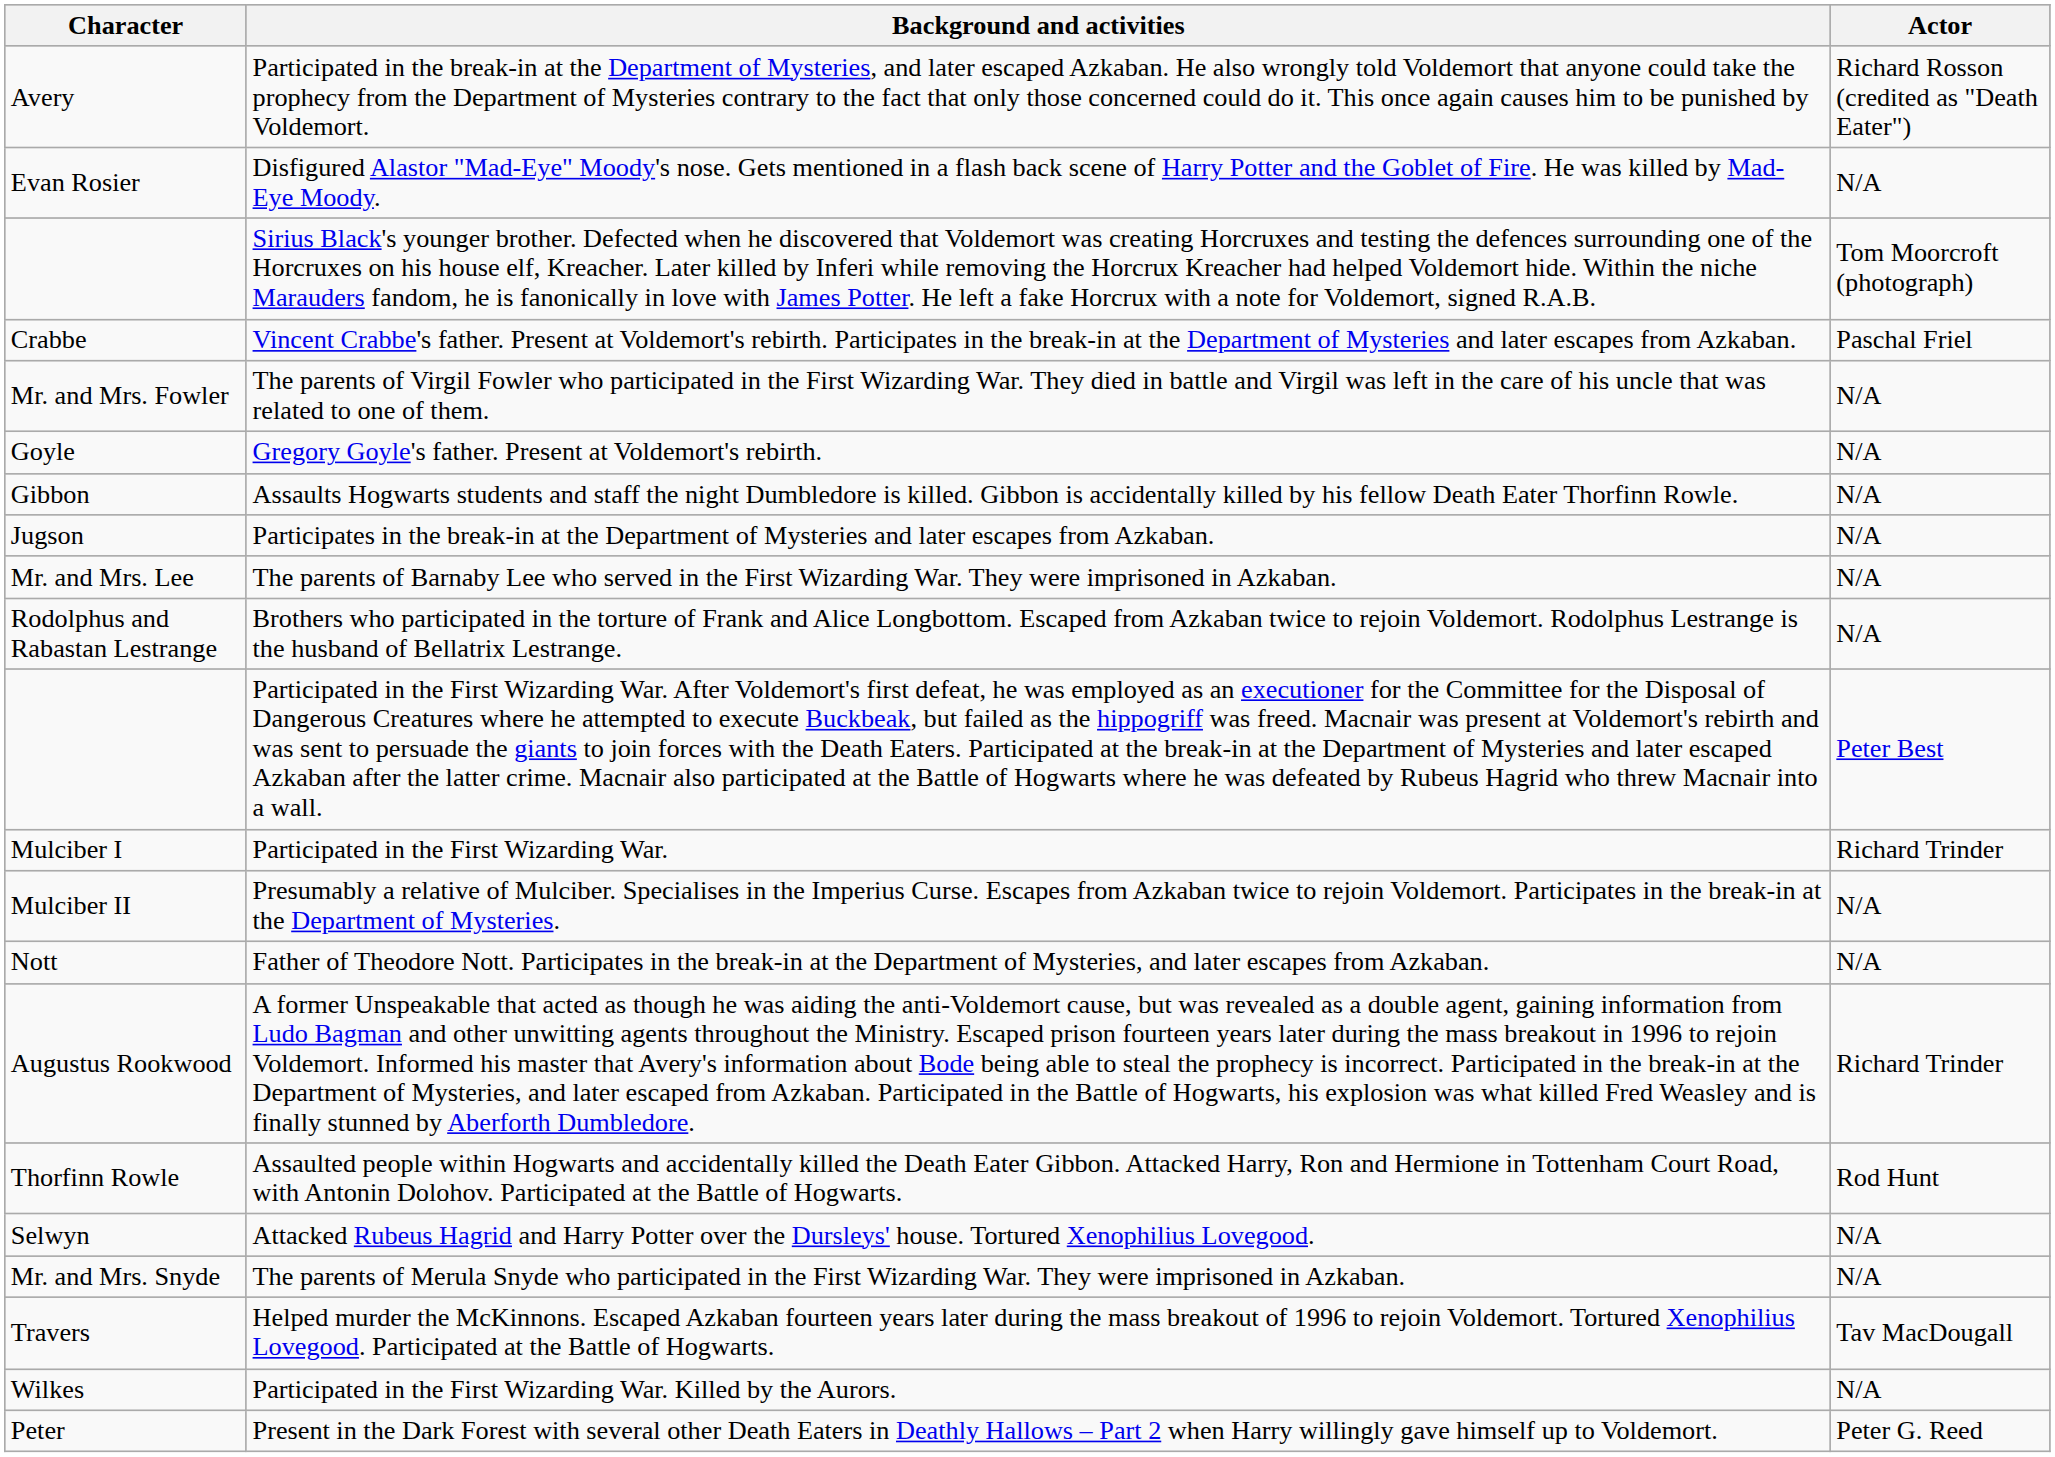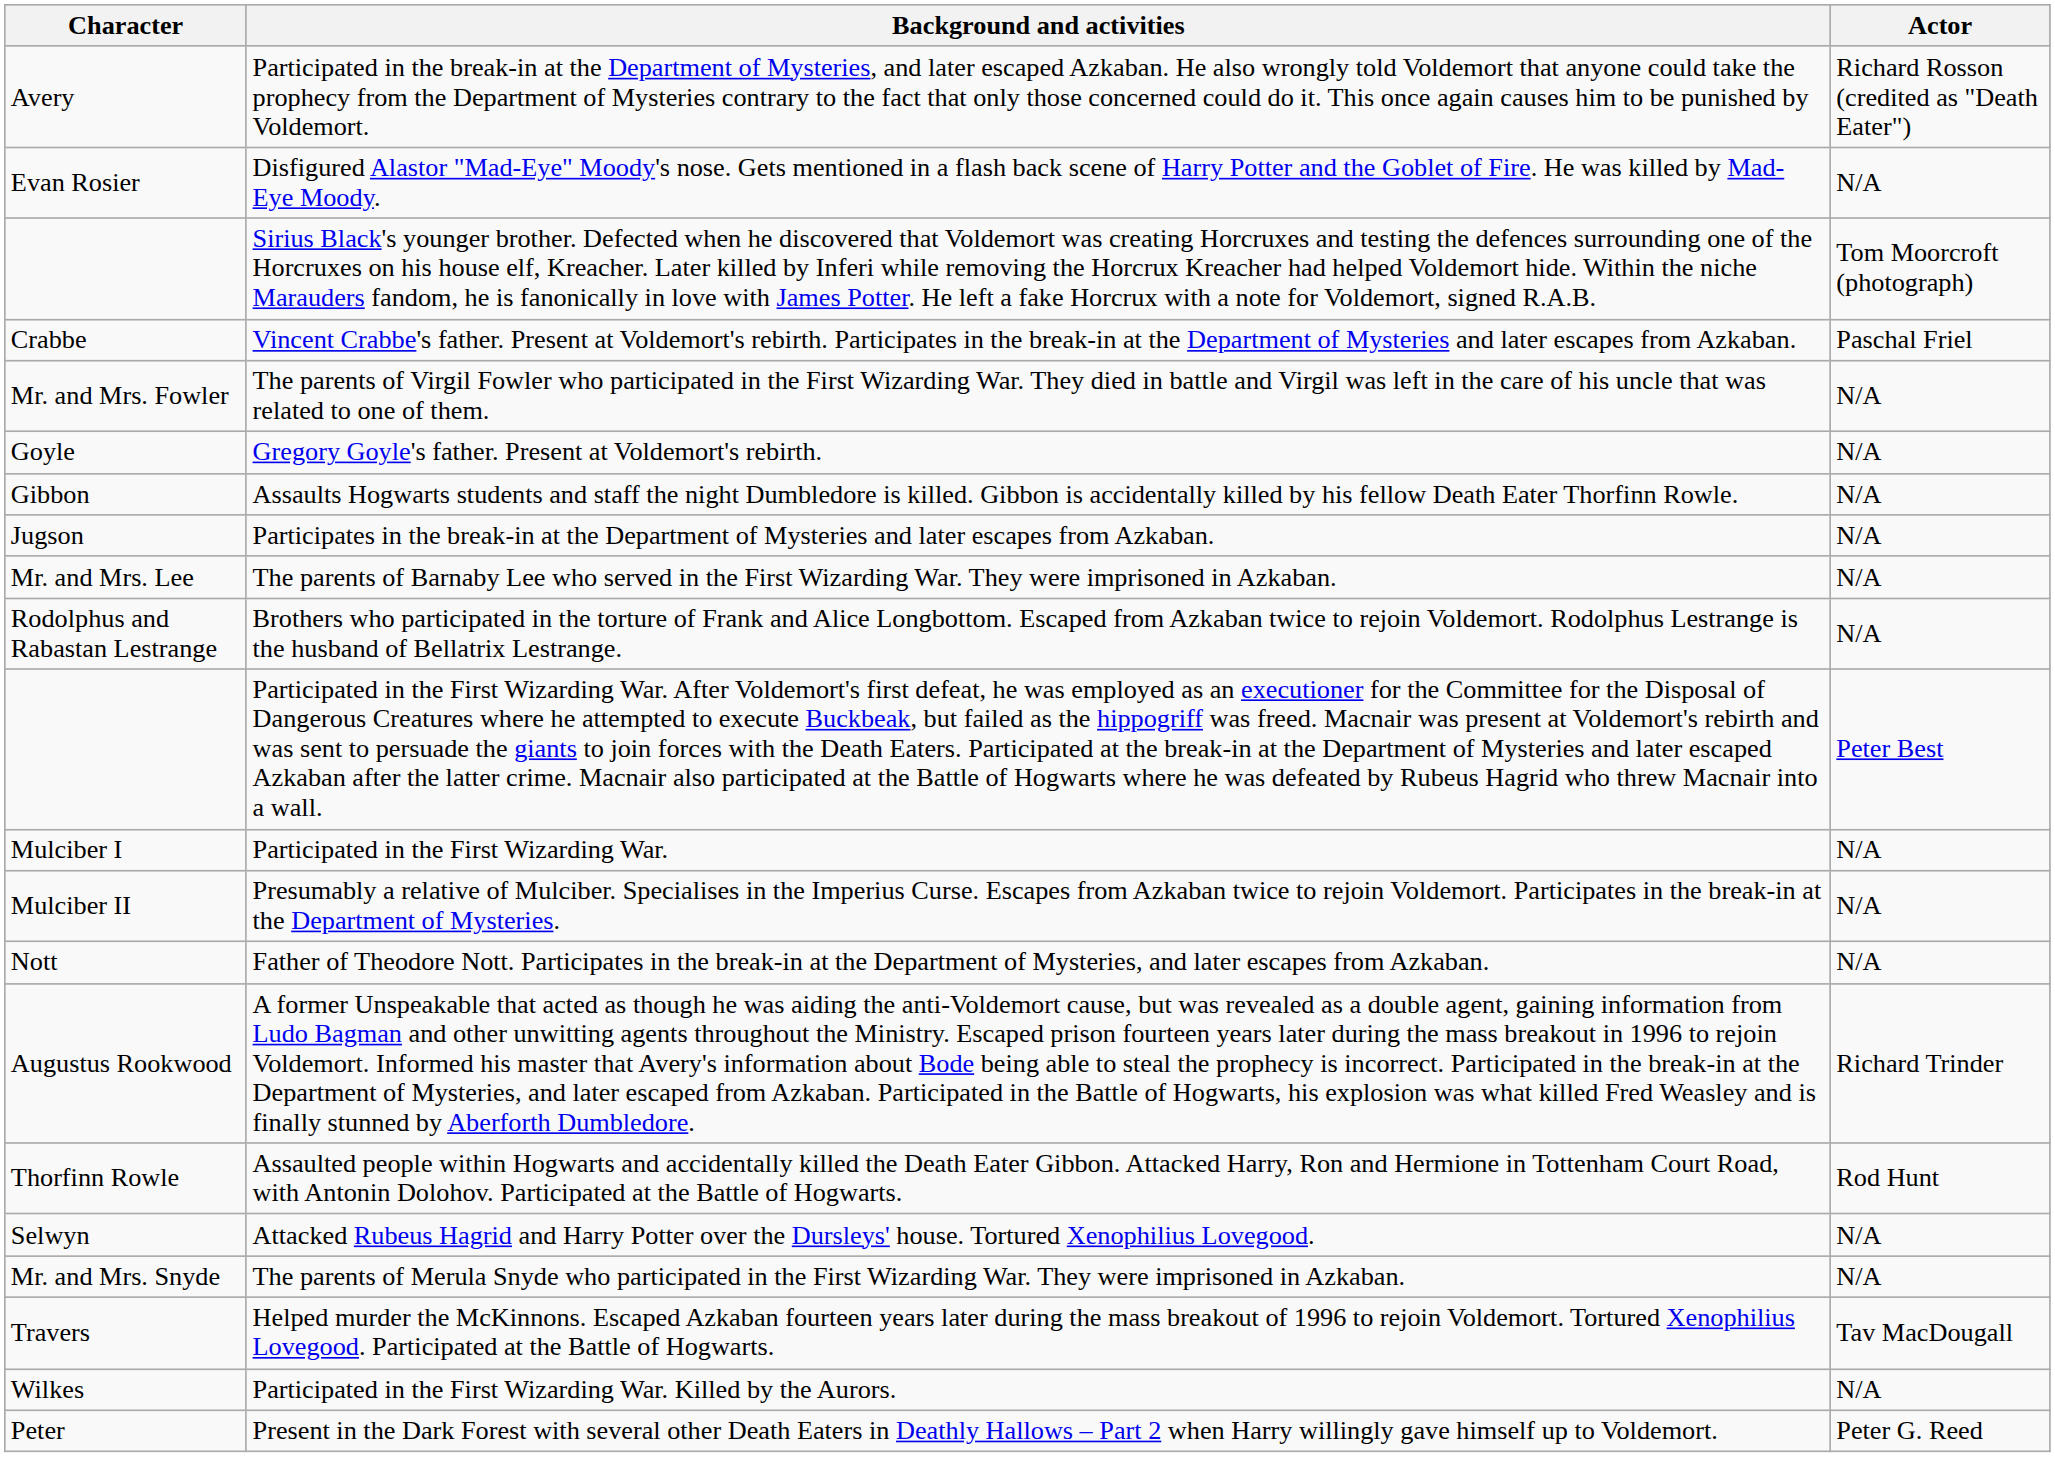(1920, 849) Richard Trinder -> (1859, 849) N/A
